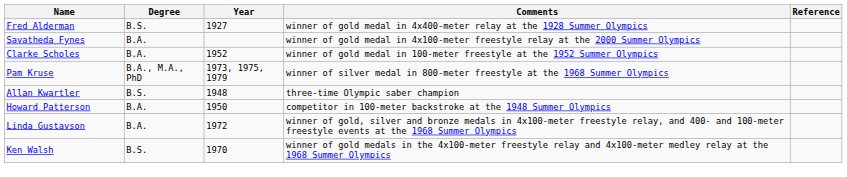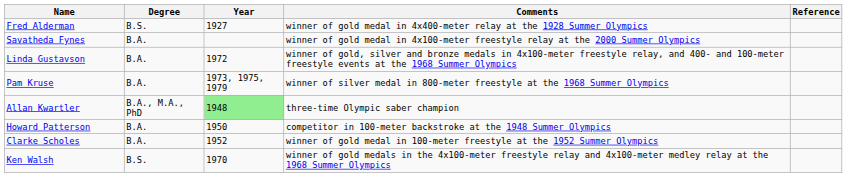rows swapped: (46, 126) <-> (43, 54)
(155, 73) B.A., M.A., PhD -> (137, 83) B.A.
(137, 92) B.S. -> (155, 108) B.A., M.A., PhD
(217, 92) no background -> (217, 108) lightgreen background
